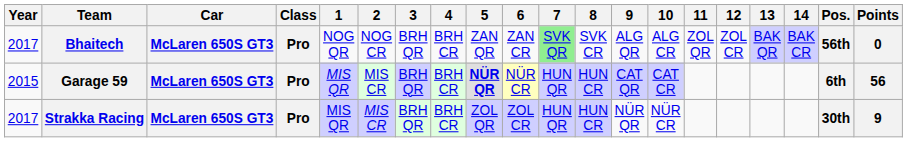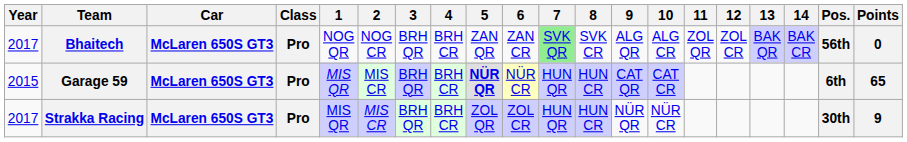(878, 81) 56 -> (878, 81) 65
